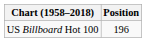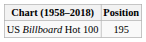(121, 29) 196 -> (121, 29) 195
